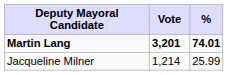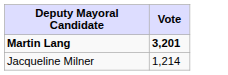- column: (206, 19)
